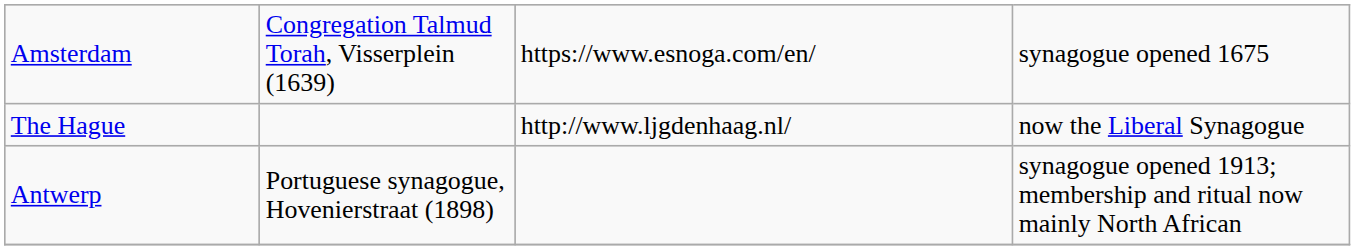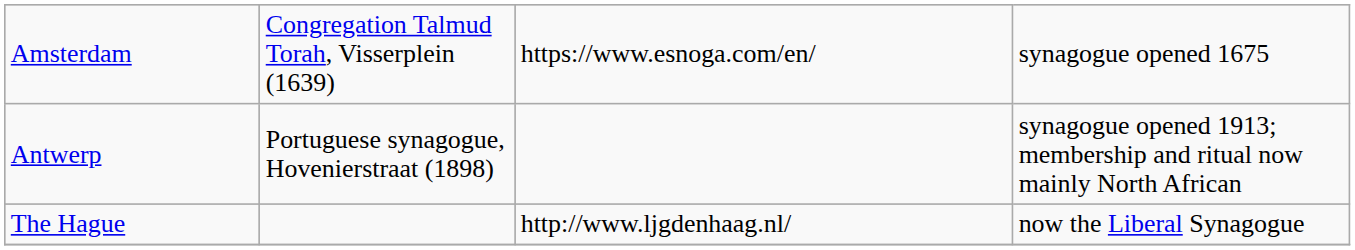rows swapped: (56, 194) <-> (68, 124)
